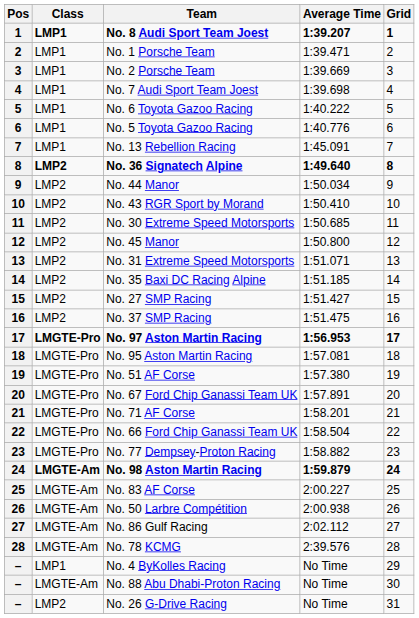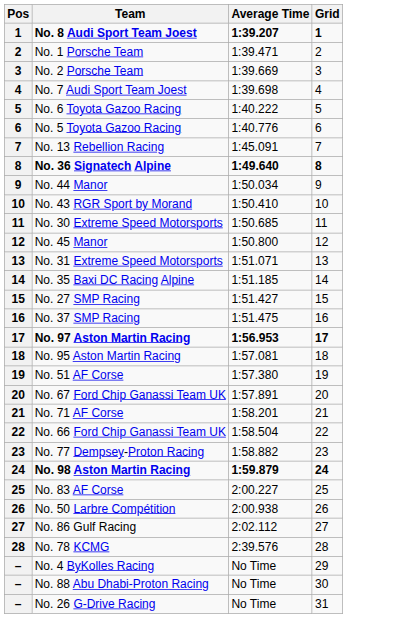- column: (68, 14)
